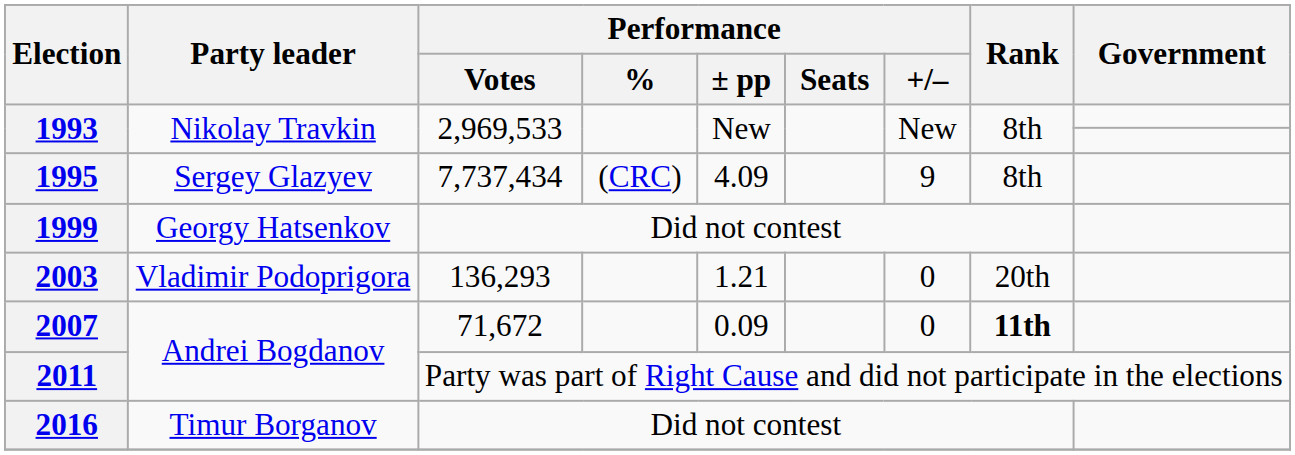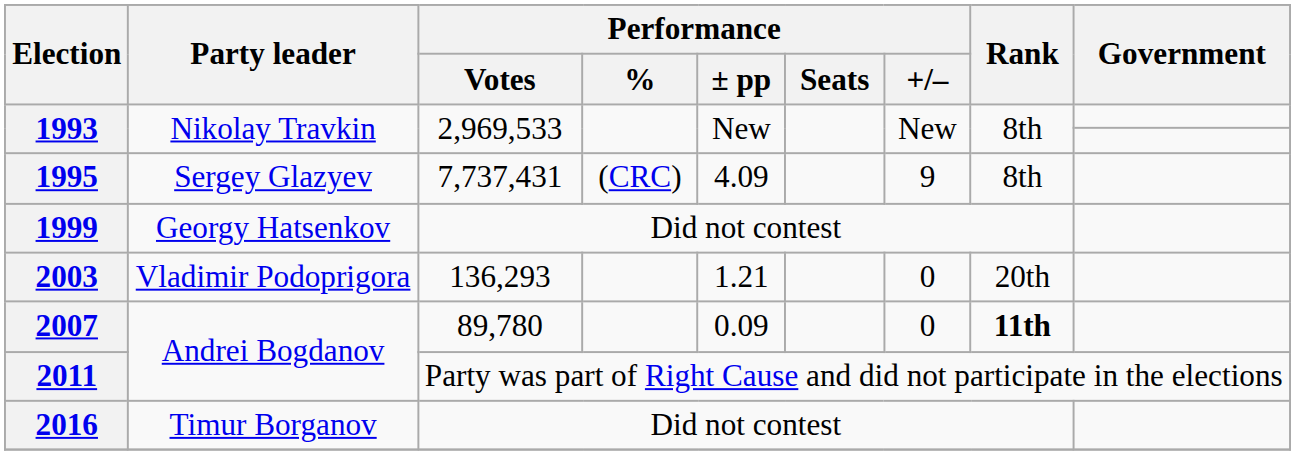(500, 177) 7,737,434 -> (500, 177) 7,737,431
(500, 326) 71,672 -> (500, 326) 89,780
